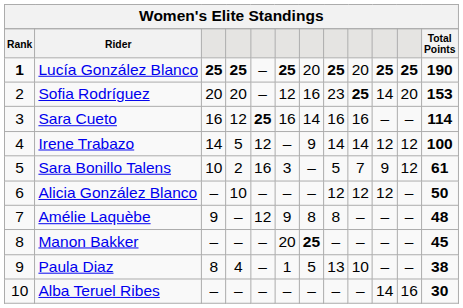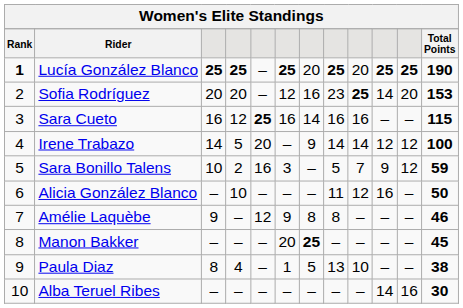(440, 119) 114 -> (440, 119) 115
(263, 143) 12 -> (263, 143) 20
(440, 168) 61 -> (440, 168) 59
(336, 192) 12 -> (336, 192) 11
(385, 192) 12 -> (385, 192) 16
(440, 217) 48 -> (440, 217) 46
